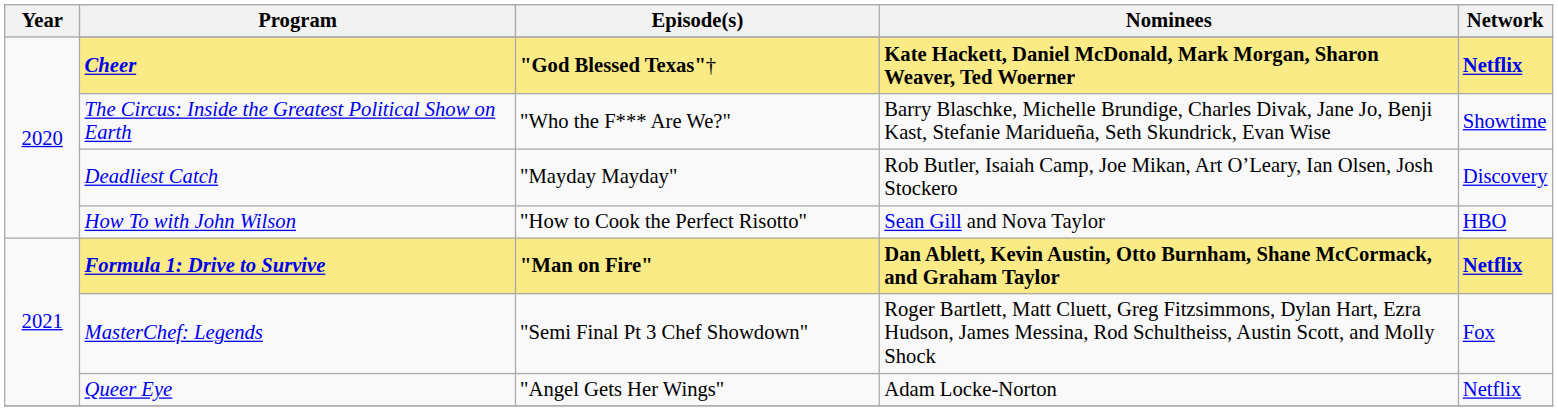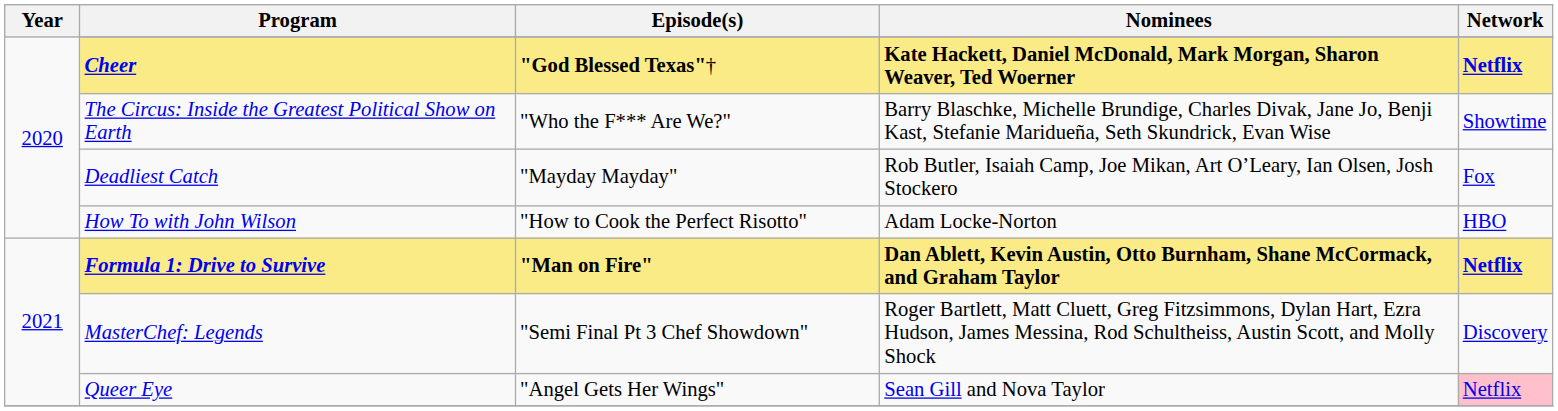(1505, 177) Discovery -> (1479, 177) Fox
(995, 221) Sean Gill and Nova Taylor -> (971, 221) Adam Locke-Norton
(1479, 333) Fox -> (1505, 333) Discovery
(971, 389) Adam Locke-Norton -> (995, 389) Sean Gill and Nova Taylor
(1492, 389) no background -> (1492, 389) pink background
